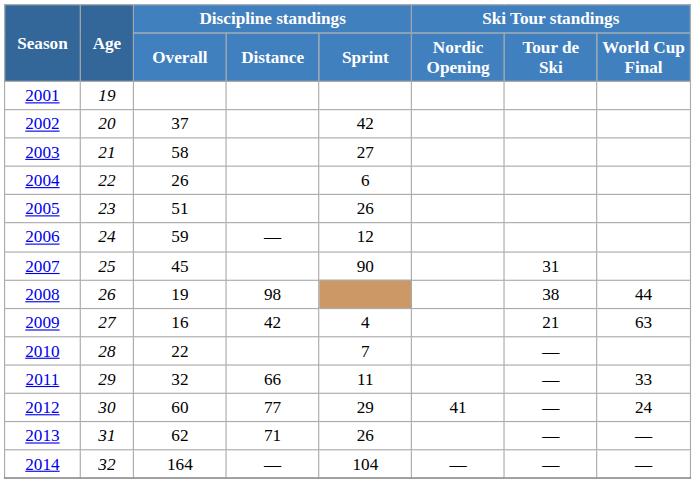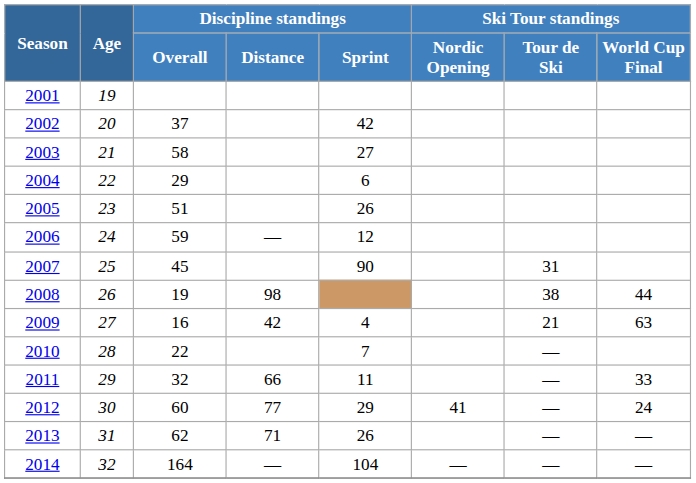(180, 180) 26 -> (180, 180) 29
